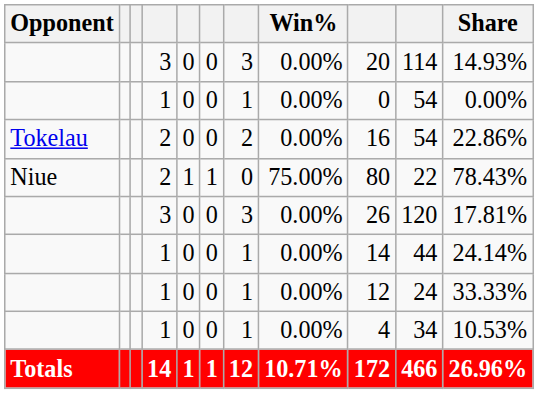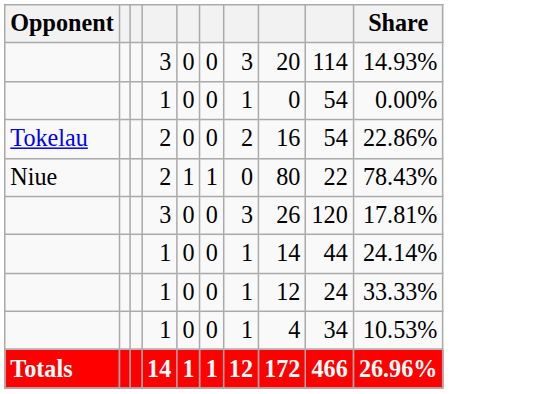- column: (303, 23)
